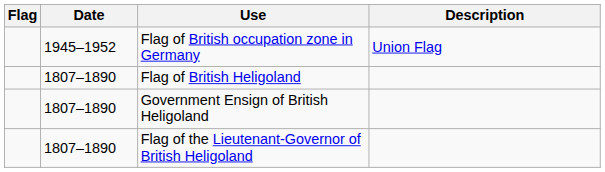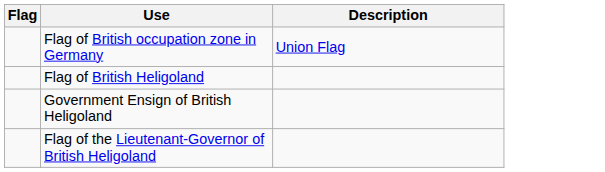- column: (89, 15)
